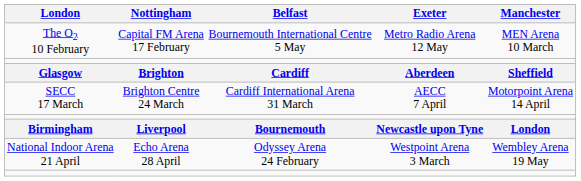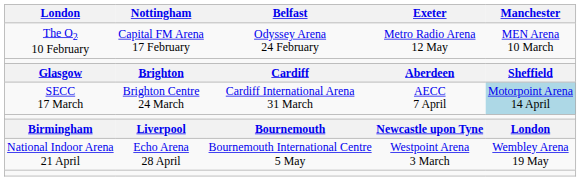(290, 40) Bournemouth International Centre 5 May -> (290, 40) Odyssey Arena 24 February
(530, 98) no background -> (530, 98) lightblue background
(290, 154) Odyssey Arena 24 February -> (290, 154) Bournemouth International Centre 5 May
